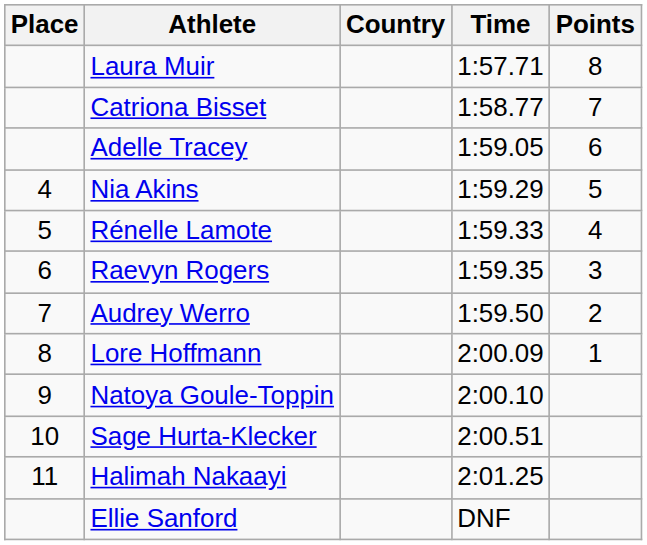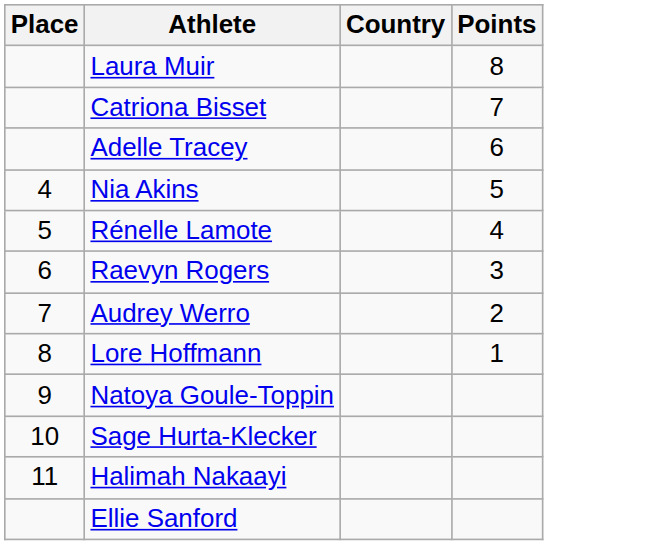- column: (500, 25)
